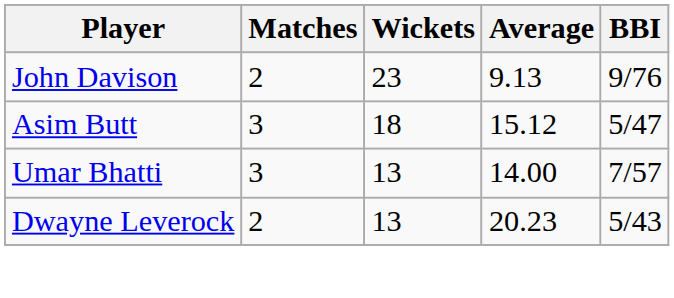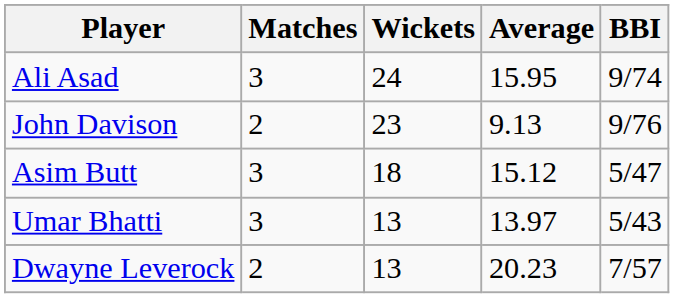+ row: (65, 76)
(523, 172) 14.00 -> (523, 220) 13.97
(635, 172) 7/57 -> (635, 220) 5/43
(635, 220) 5/43 -> (635, 268) 7/57
